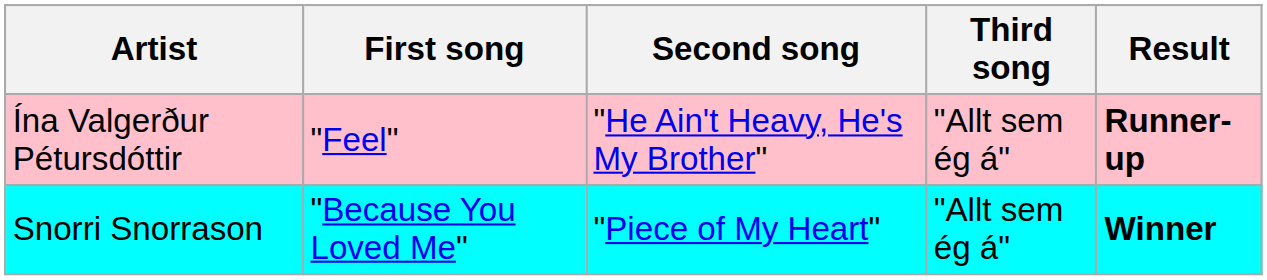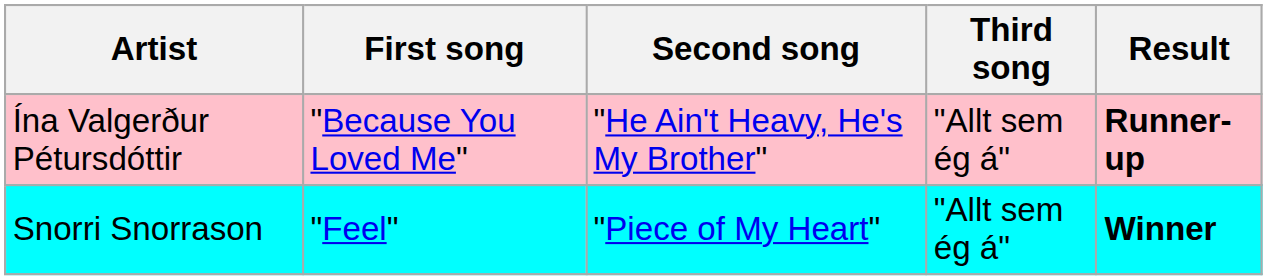(354, 139) "Feel" -> (413, 139) "Because You Loved Me"
(413, 228) "Because You Loved Me" -> (354, 228) "Feel"
